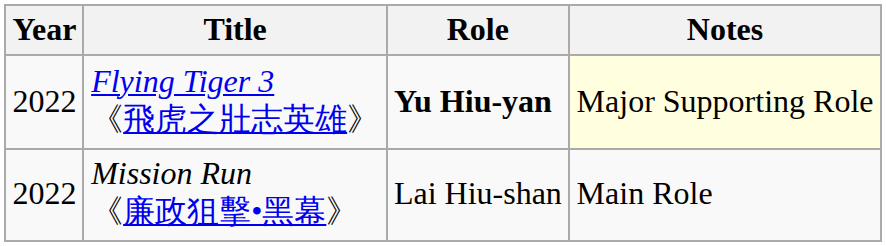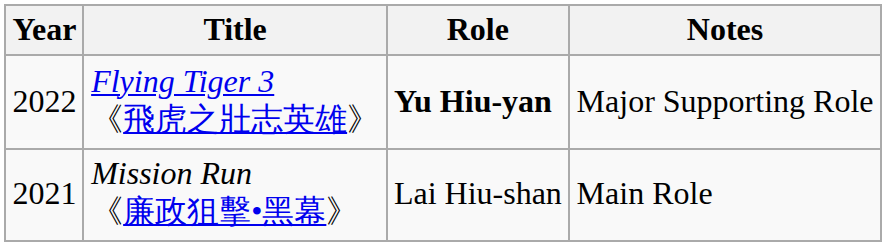(725, 101) lightyellow background -> (725, 101) no background
(44, 194) 2022 -> (44, 194) 2021
